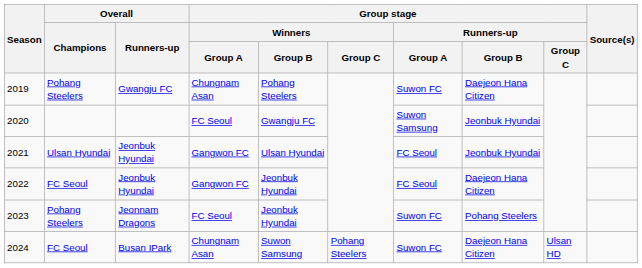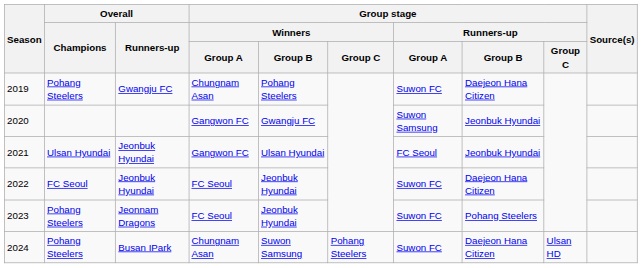(212, 120) FC Seoul -> (220, 121) Gangwon FC
(220, 184) Gangwon FC -> (212, 184) FC Seoul
(417, 184) FC Seoul -> (419, 184) Suwon FC
(67, 247) FC Seoul -> (65, 247) Pohang Steelers
